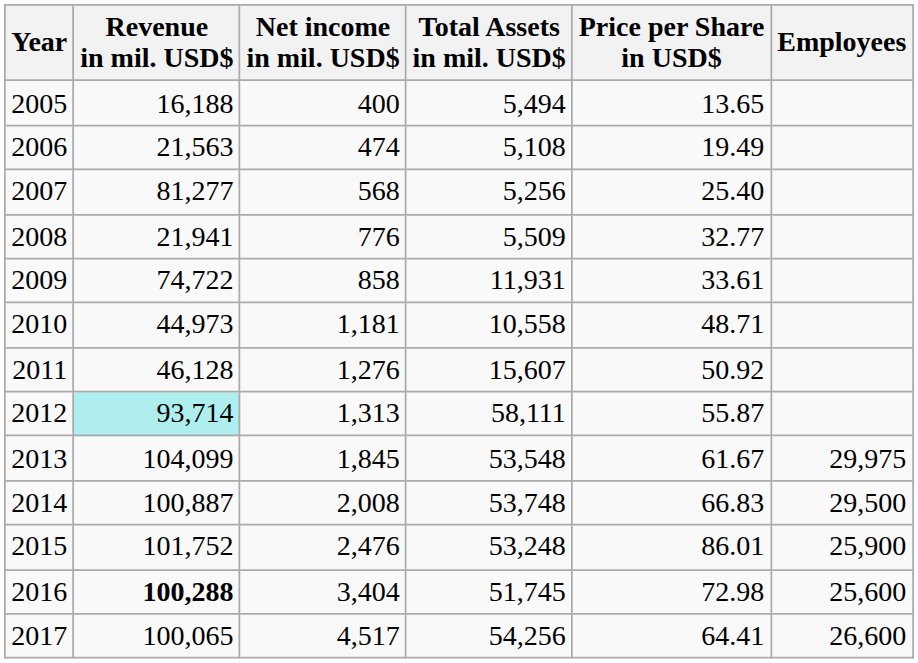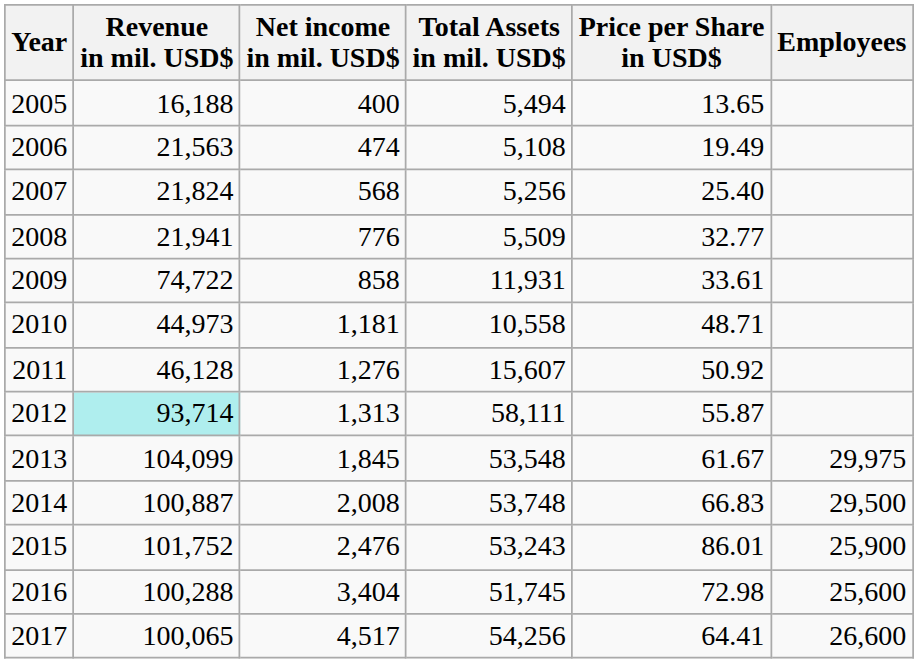(195, 191) 81,277 -> (195, 191) 21,824
(527, 546) 53,248 -> (527, 546) 53,243
(188, 591) bold -> (188, 591) normal
